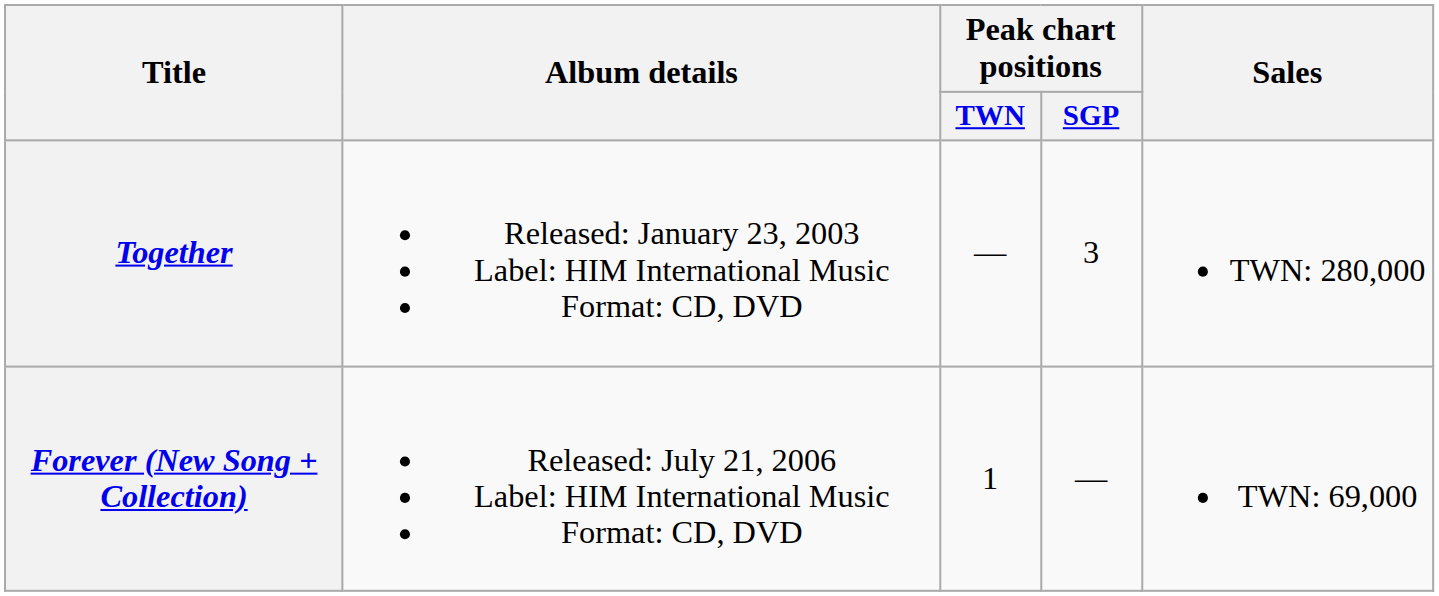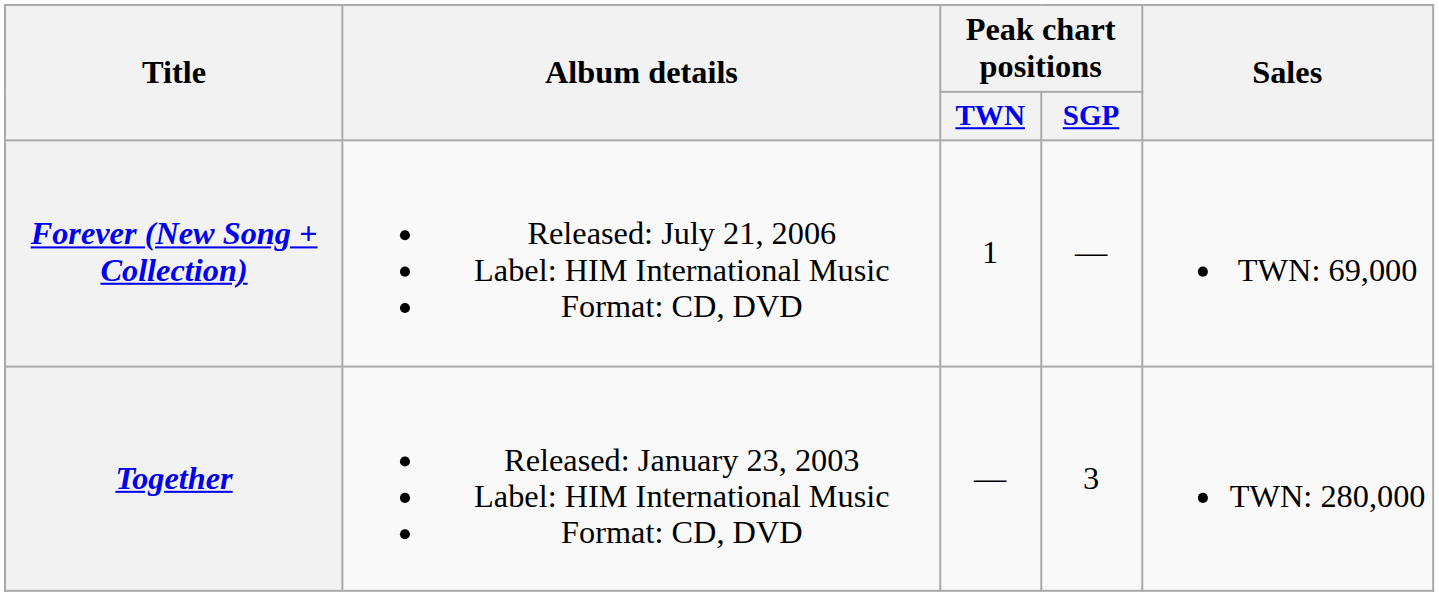rows swapped: (174, 252) <-> (174, 477)
